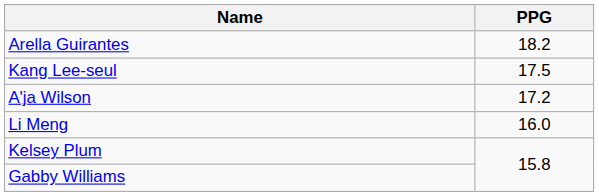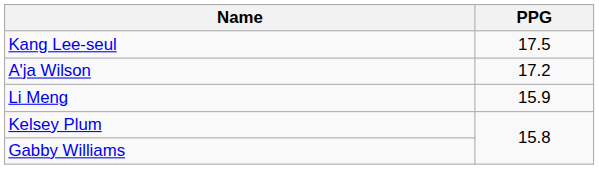- row: (69, 44)
(534, 124) 16.0 -> (534, 97) 15.9
